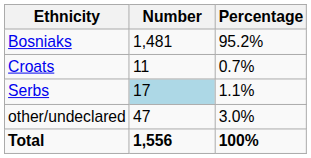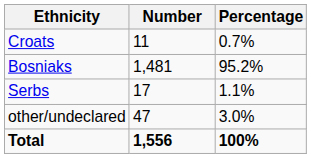rows swapped: (40, 41) <-> (31, 66)
(142, 91) lightblue background -> (142, 91) no background
